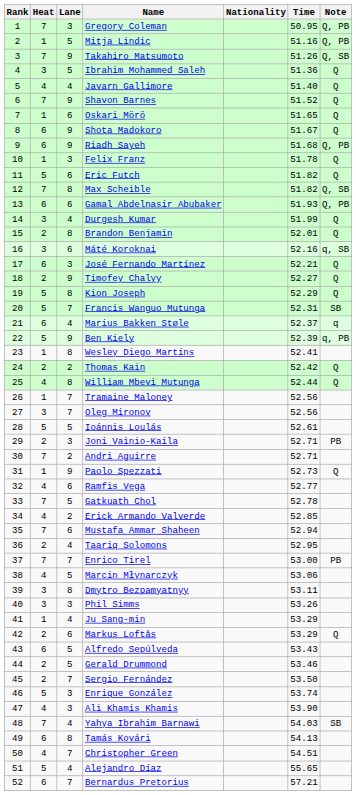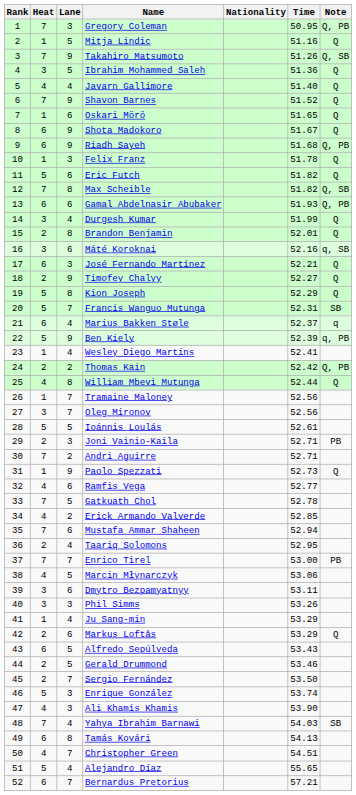(336, 41) Q, PB -> (336, 41) Q
(70, 353) 8 -> (70, 353) 4
(336, 368) Q -> (336, 368) Q, PB
(70, 590) 8 -> (70, 590) 6
